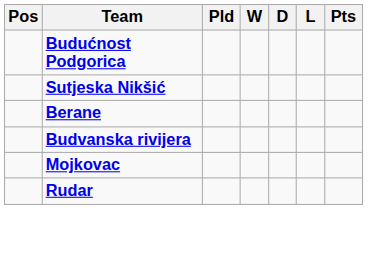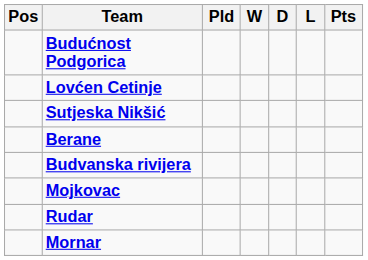+ row: (104, 87)
+ row: (73, 242)
